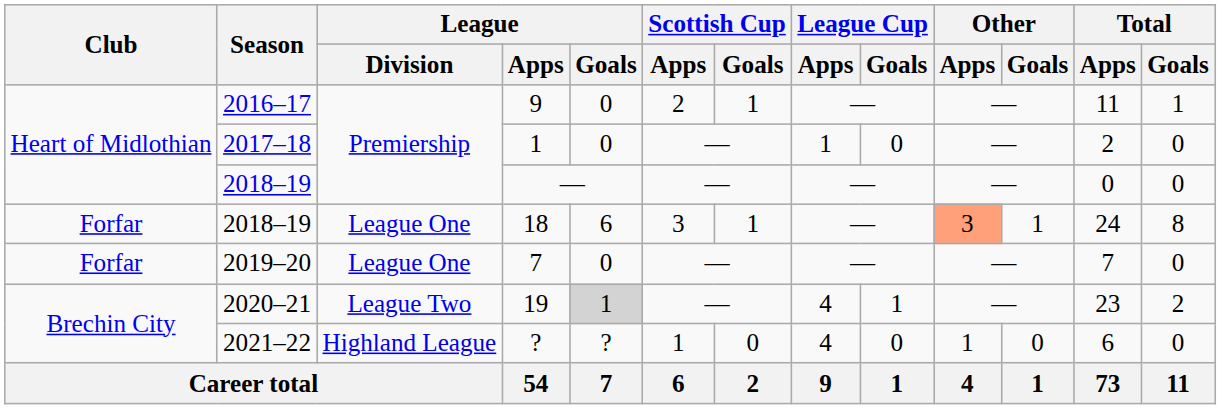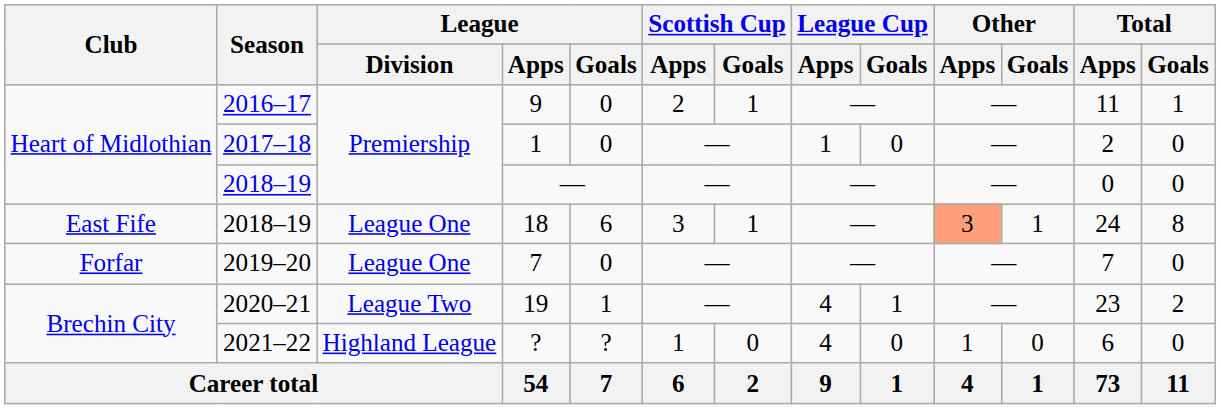(111, 223) Forfar -> (111, 223) East Fife
(606, 303) lightgrey background -> (606, 303) no background
